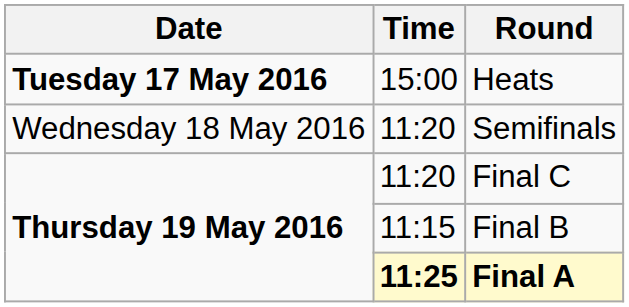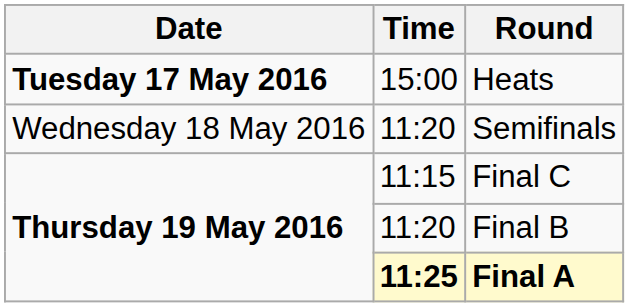(418, 177) 11:20 -> (418, 177) 11:15
(418, 227) 11:15 -> (418, 227) 11:20
